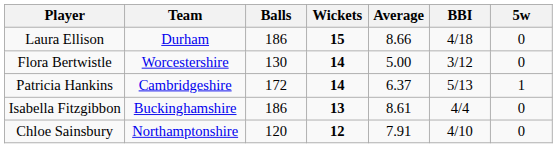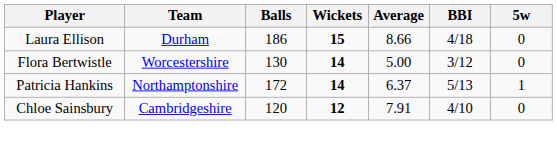(185, 85) Cambridgeshire -> (185, 85) Northamptonshire
- row: (65, 108)
(185, 131) Northamptonshire -> (185, 108) Cambridgeshire
